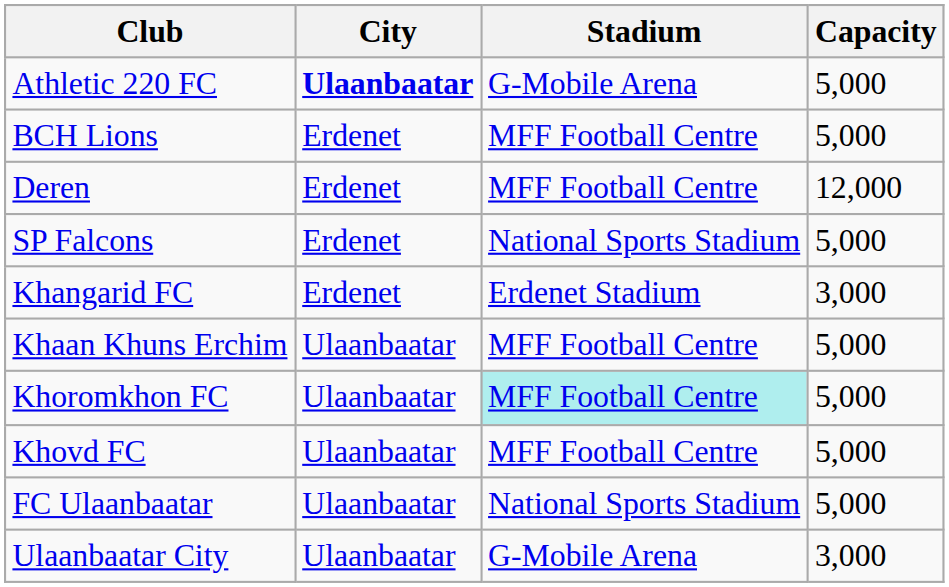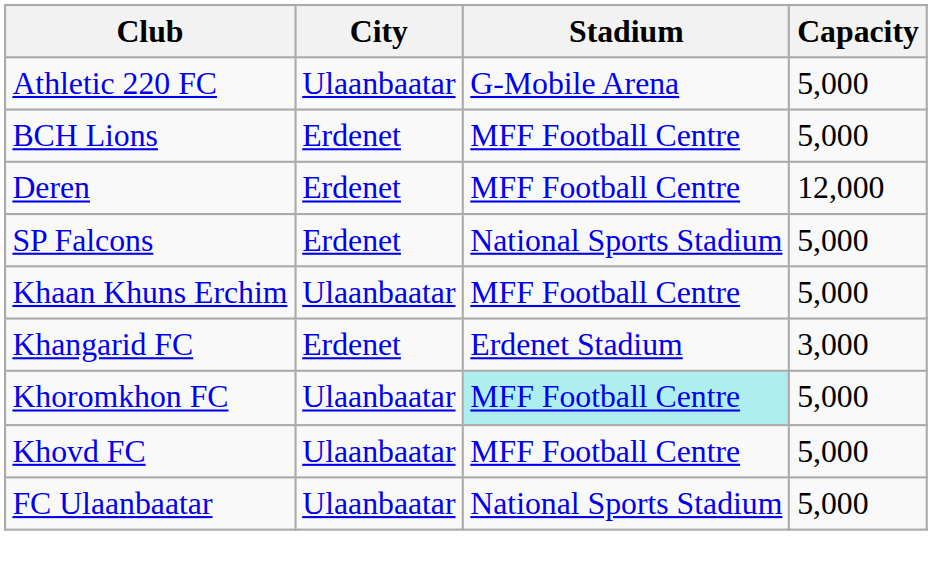(388, 83) bold -> (379, 83) normal
rows swapped: (150, 345) <-> (103, 292)
- row: (120, 554)
